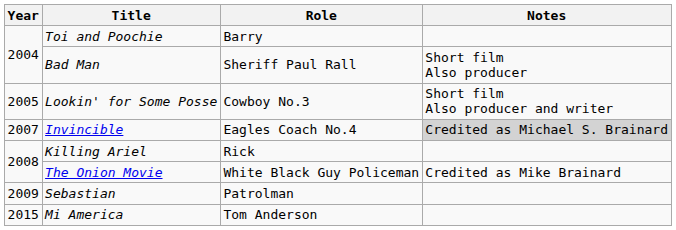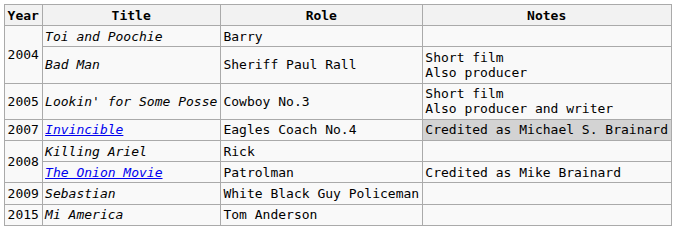(321, 172) White Black Guy Policeman -> (259, 172) Patrolman
(259, 193) Patrolman -> (321, 193) White Black Guy Policeman
